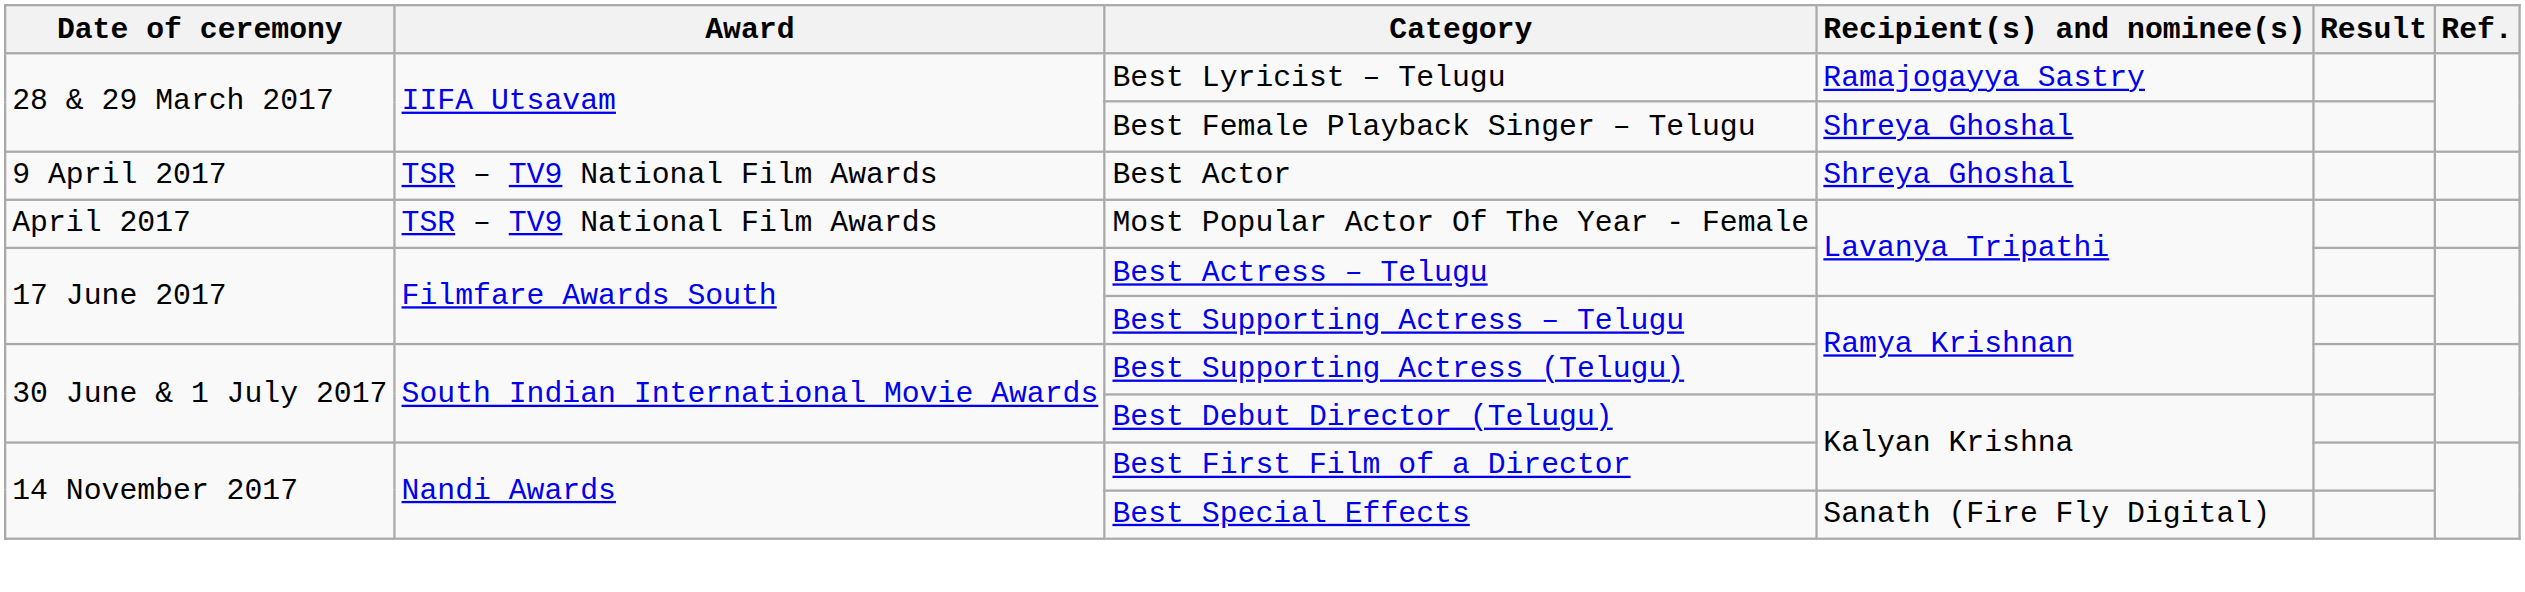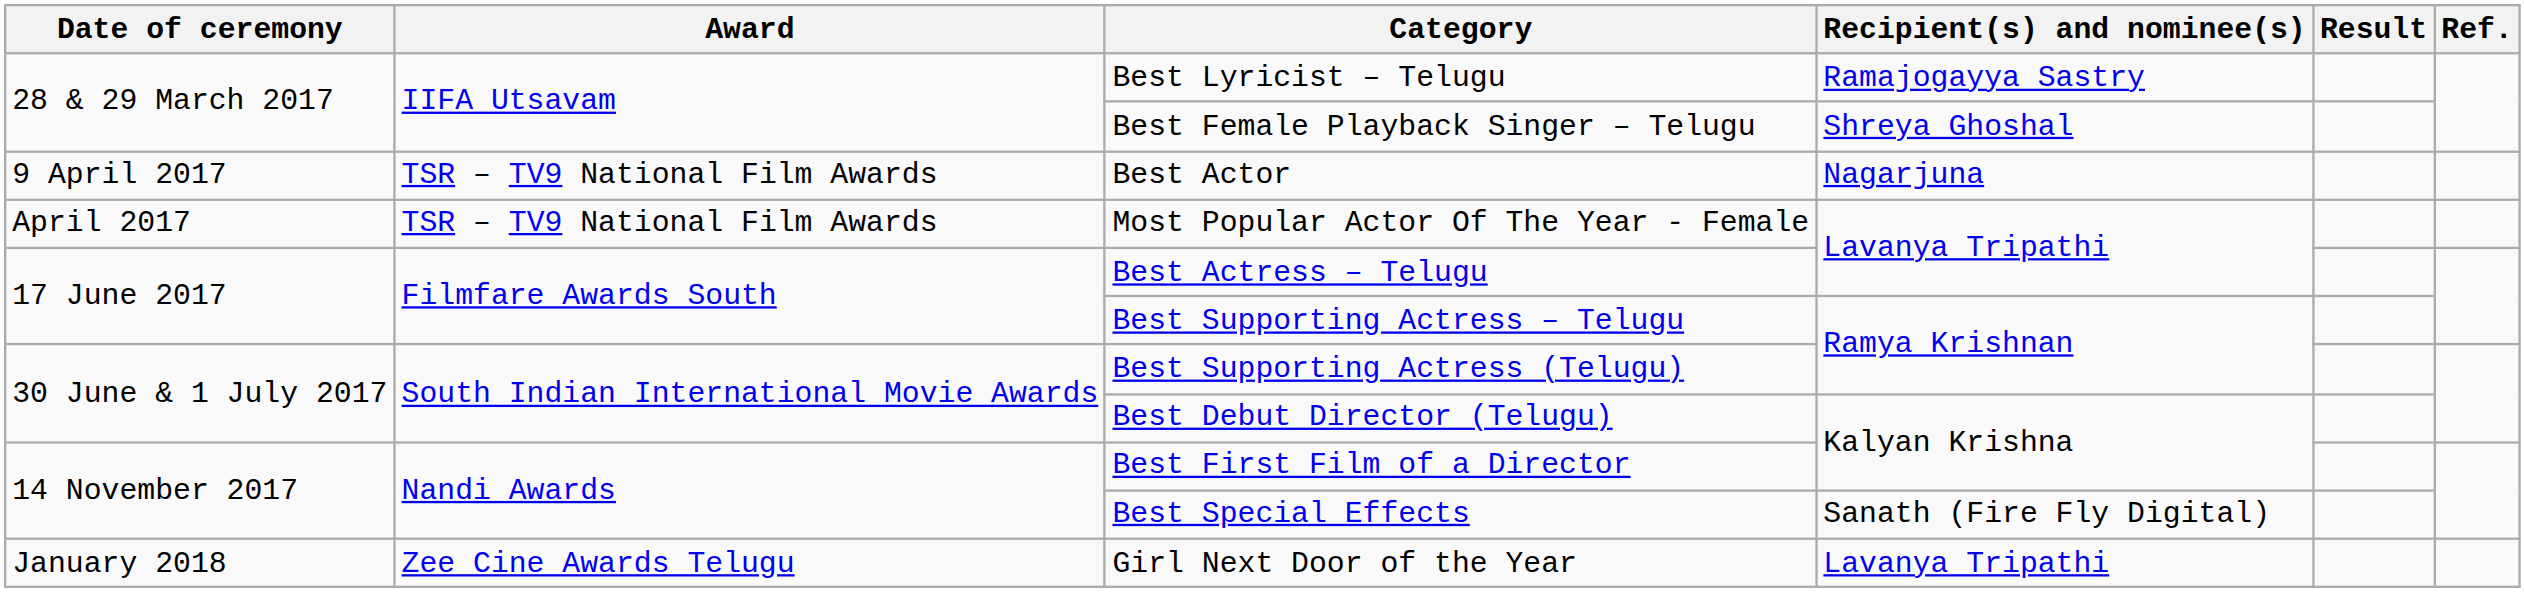(1948, 175) Shreya Ghoshal -> (1904, 175) Nagarjuna
+ row: (1345, 563)
